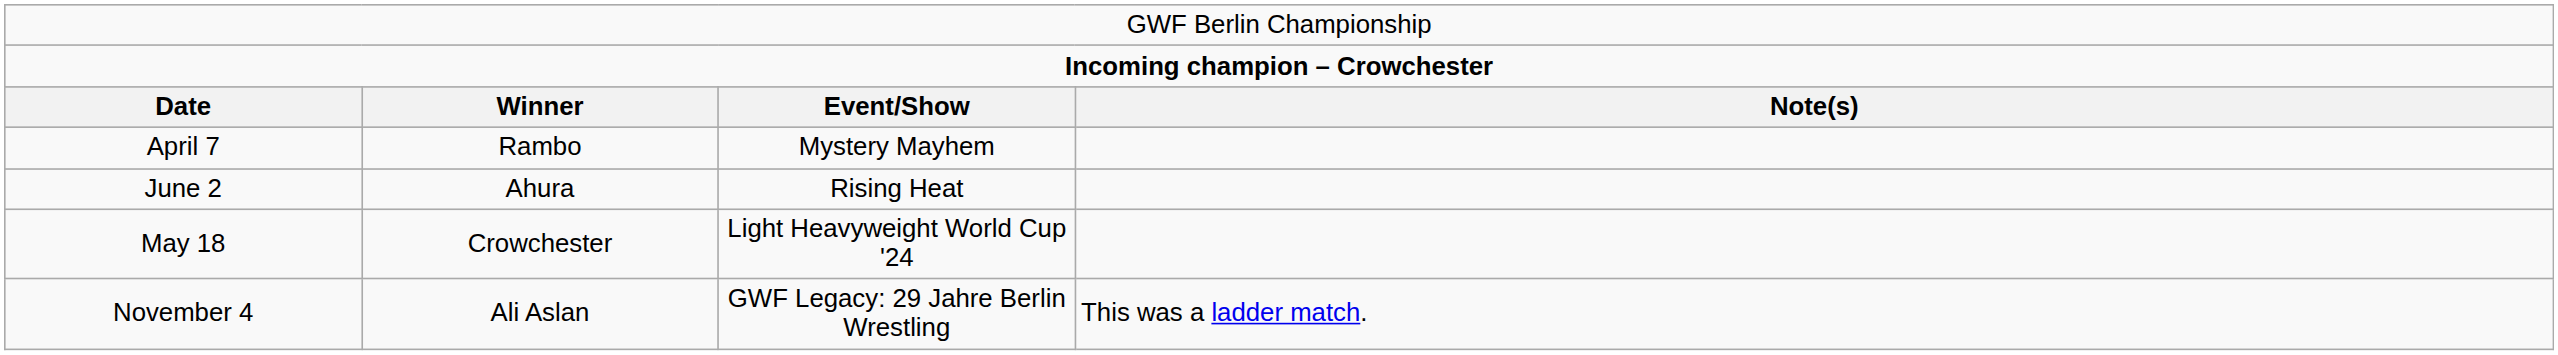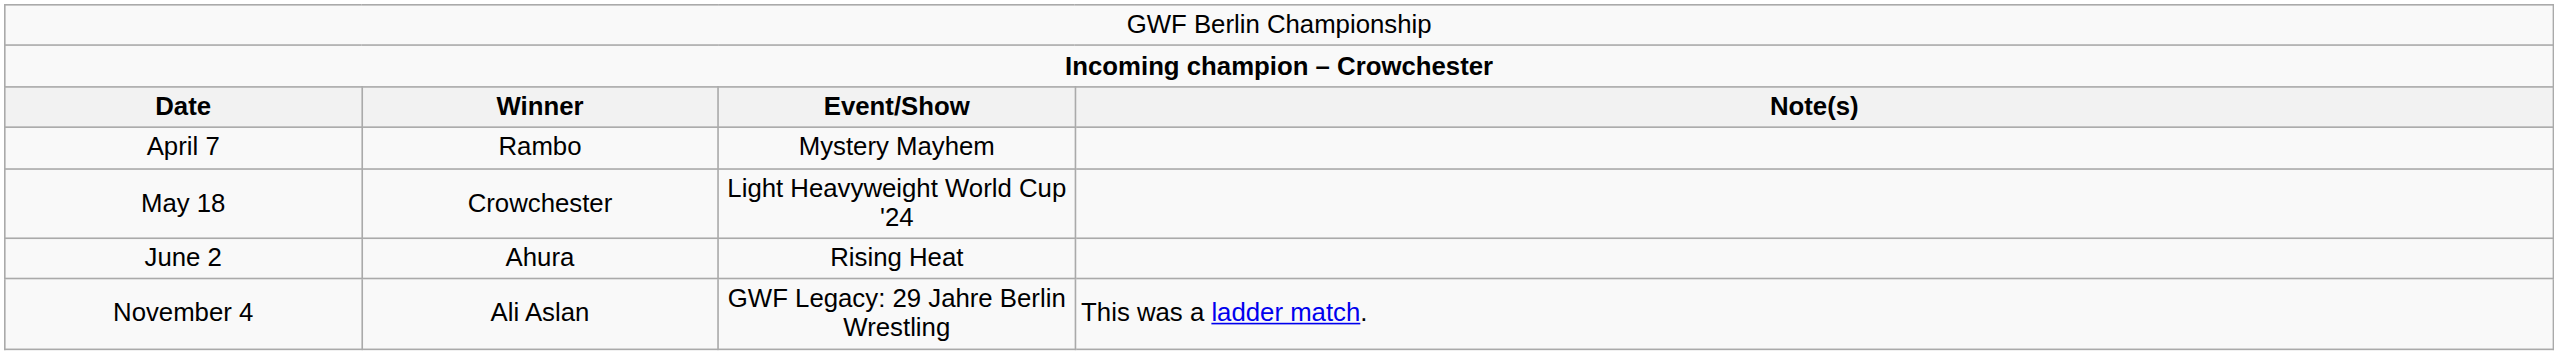rows swapped: (183, 243) <-> (183, 188)
